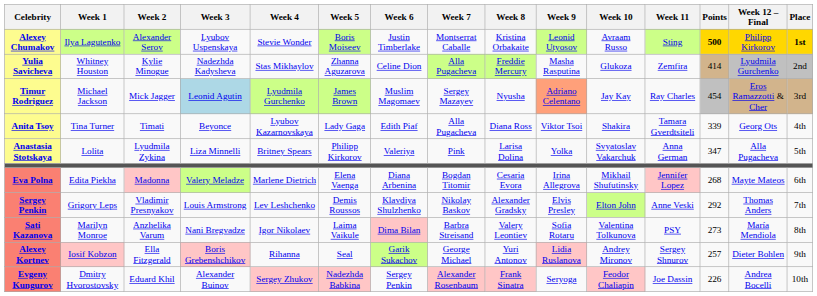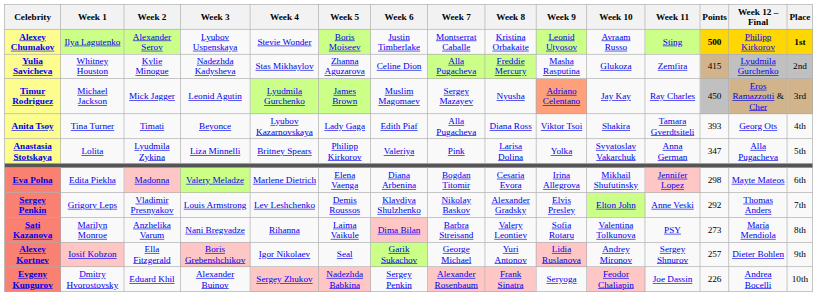(715, 67) 414 -> (715, 67) 415
(215, 97) lightblue background -> (215, 97) no background
(715, 97) 454 -> (715, 97) 450
(715, 127) 339 -> (715, 127) 393
(715, 180) 268 -> (715, 180) 298
(284, 230) Igor Nikolaev -> (284, 230) Rihanna
(284, 255) Rihanna -> (284, 255) Igor Nikolaev
